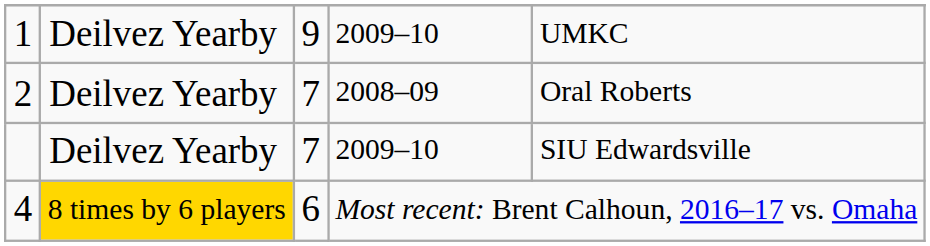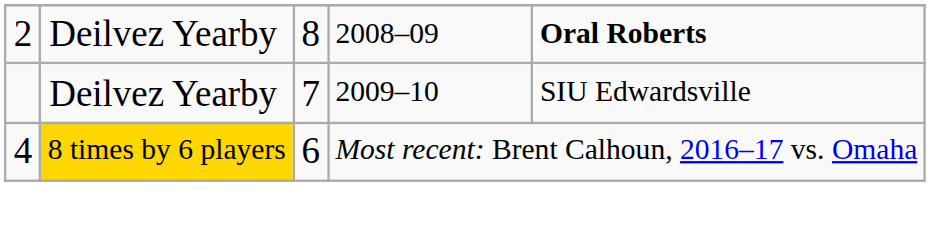- row: (23, 33)
(311, 92) 7 -> (311, 33) 8
(616, 92) normal -> (623, 33) bold
